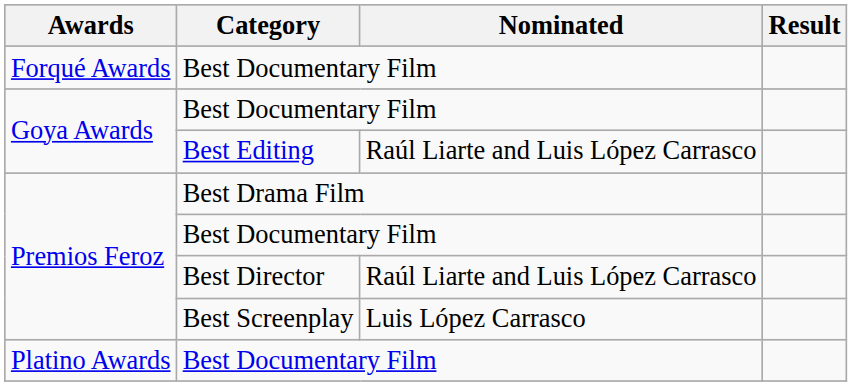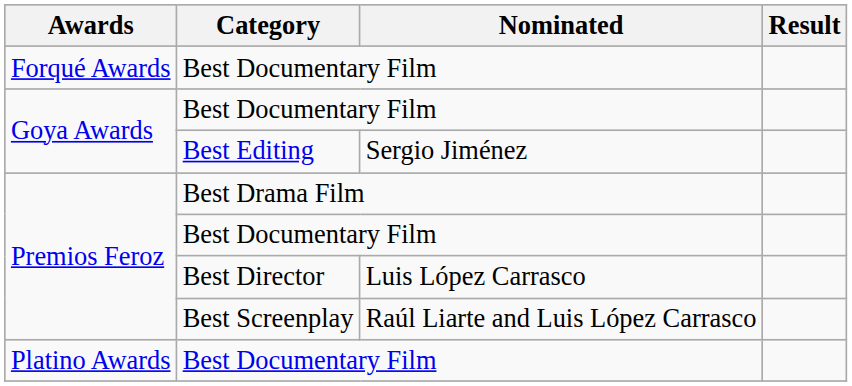(561, 151) Raúl Liarte and Luis López Carrasco -> (446, 151) Sergio Jiménez
(561, 276) Raúl Liarte and Luis López Carrasco -> (476, 276) Luis López Carrasco
(476, 318) Luis López Carrasco -> (561, 318) Raúl Liarte and Luis López Carrasco
